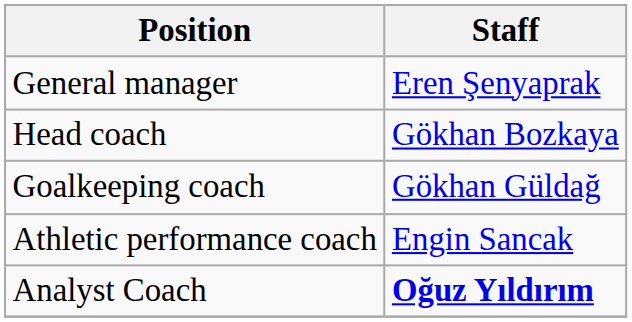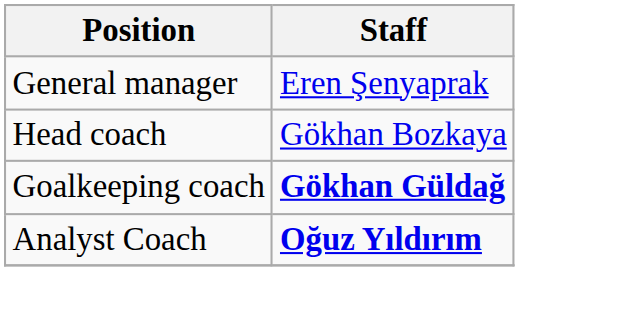(496, 186) normal -> (393, 186) bold
- row: (195, 238)
